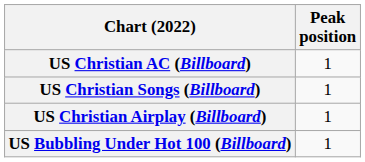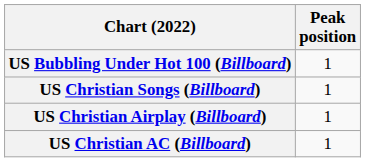rows swapped: (150, 143) <-> (150, 63)
